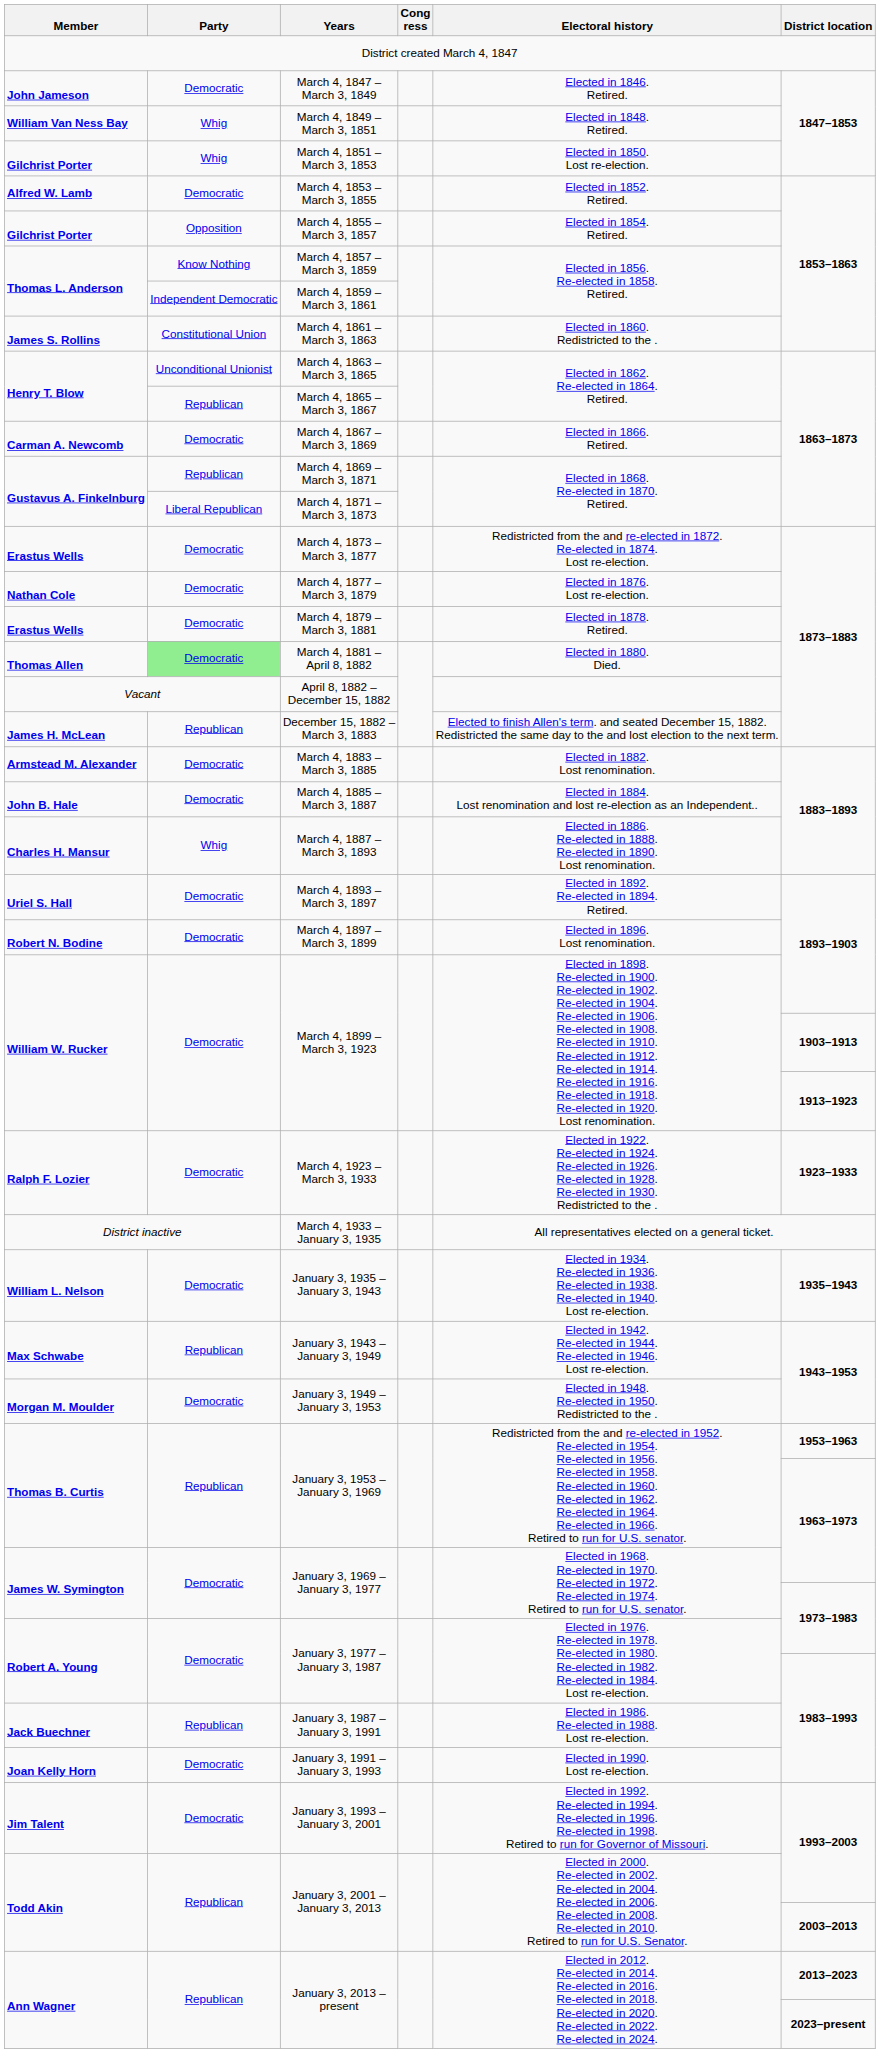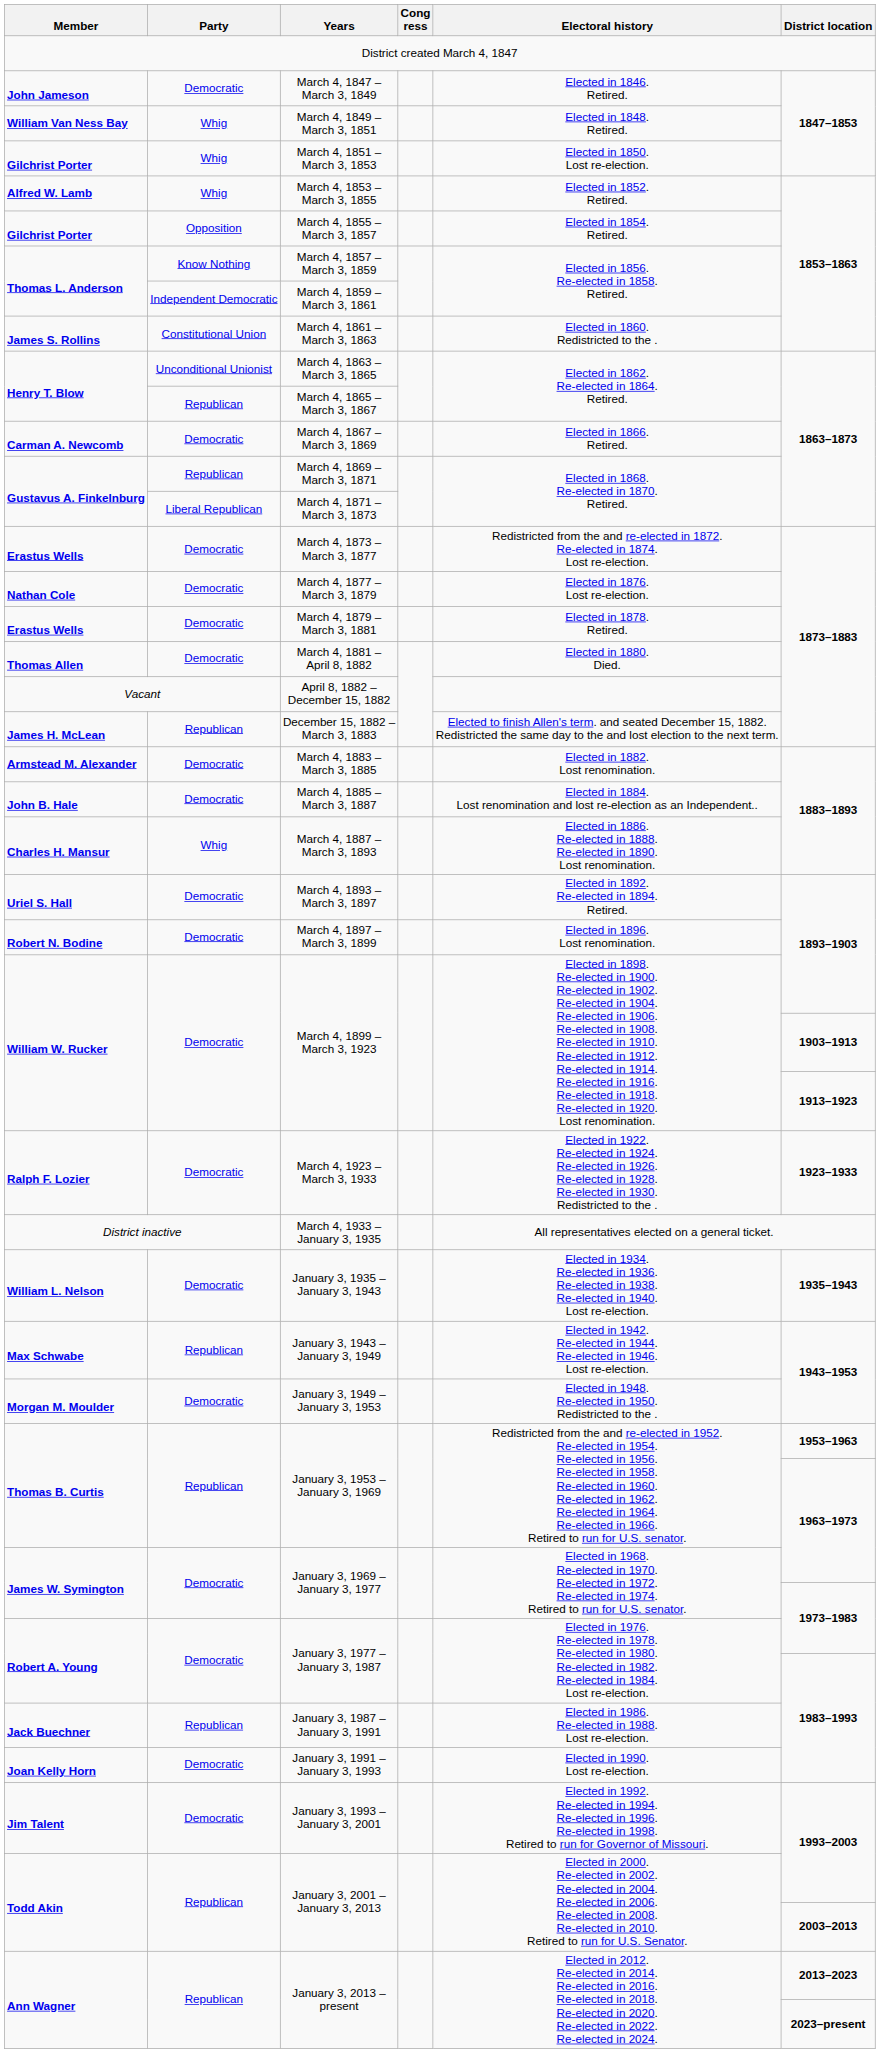(214, 193) Democratic -> (214, 193) Whig
(214, 659) lightgreen background -> (214, 659) no background
